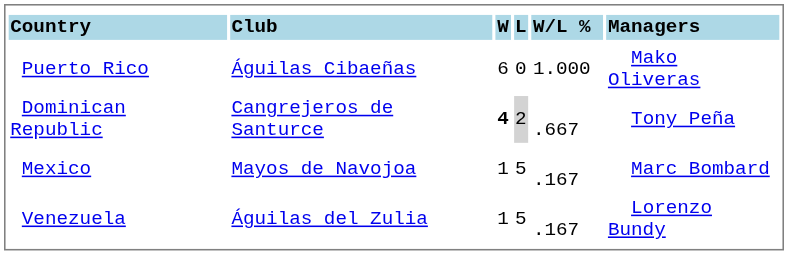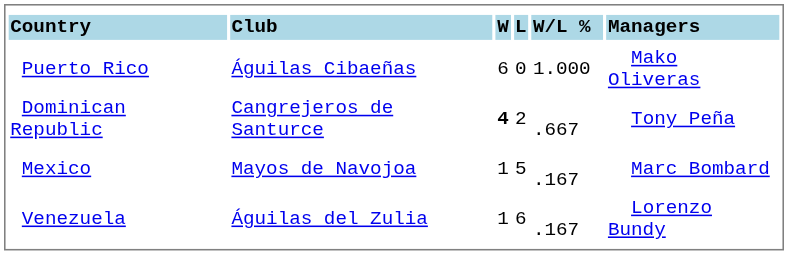(521, 119) lightgrey background -> (521, 119) no background
(521, 219) 5 -> (521, 219) 6
